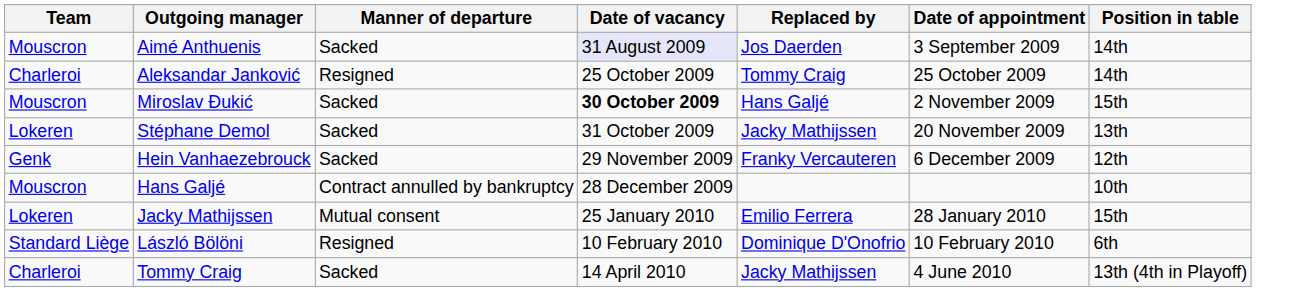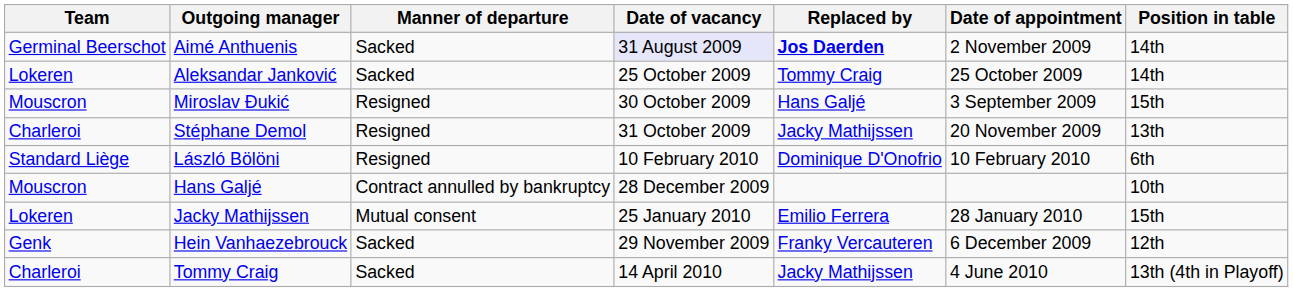(48, 46) Mouscron -> (87, 46) Germinal Beerschot
(791, 46) normal -> (831, 46) bold
(987, 46) 3 September 2009 -> (1021, 46) 2 November 2009
(45, 74) Charleroi -> (41, 74) Lokeren
(356, 74) Resigned -> (385, 74) Sacked
(349, 103) Sacked -> (393, 103) Resigned
(650, 103) bold -> (684, 103) normal
(984, 103) 2 November 2009 -> (1023, 103) 3 September 2009
(41, 131) Lokeren -> (45, 131) Charleroi
(349, 131) Sacked -> (393, 131) Resigned
rows swapped: (224, 159) <-> (190, 243)
